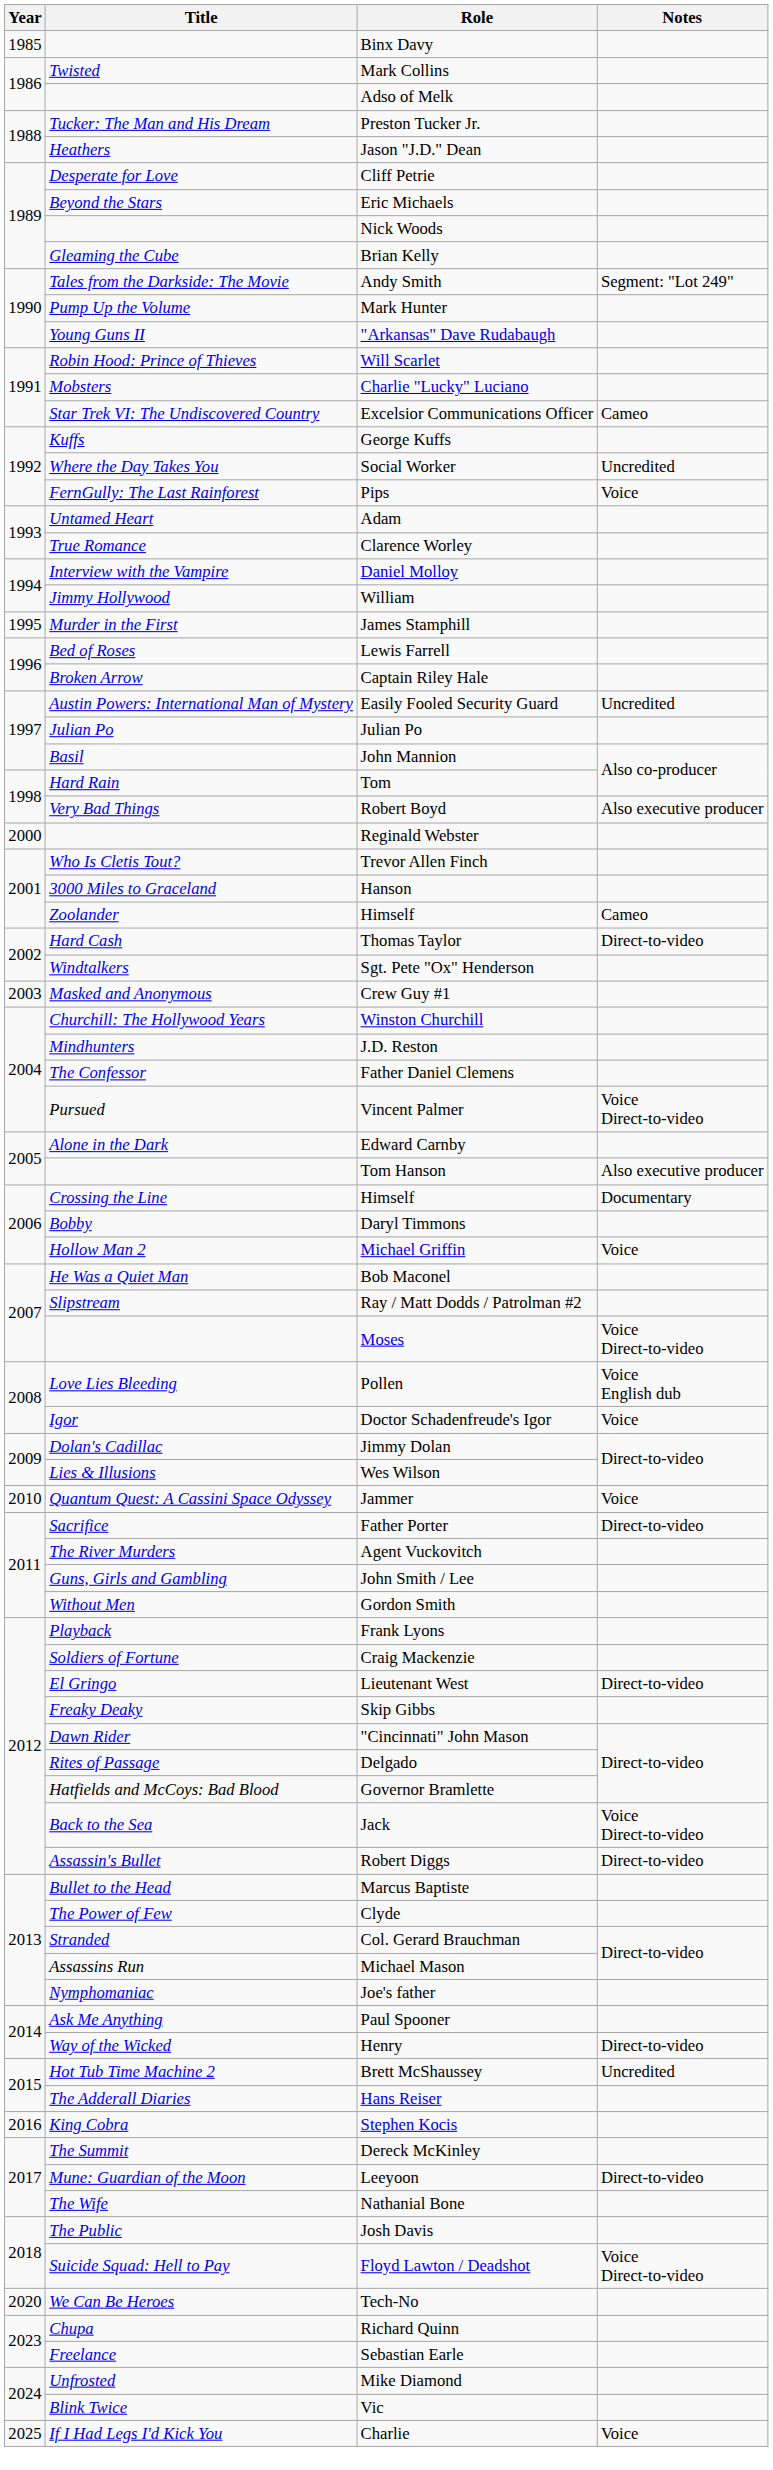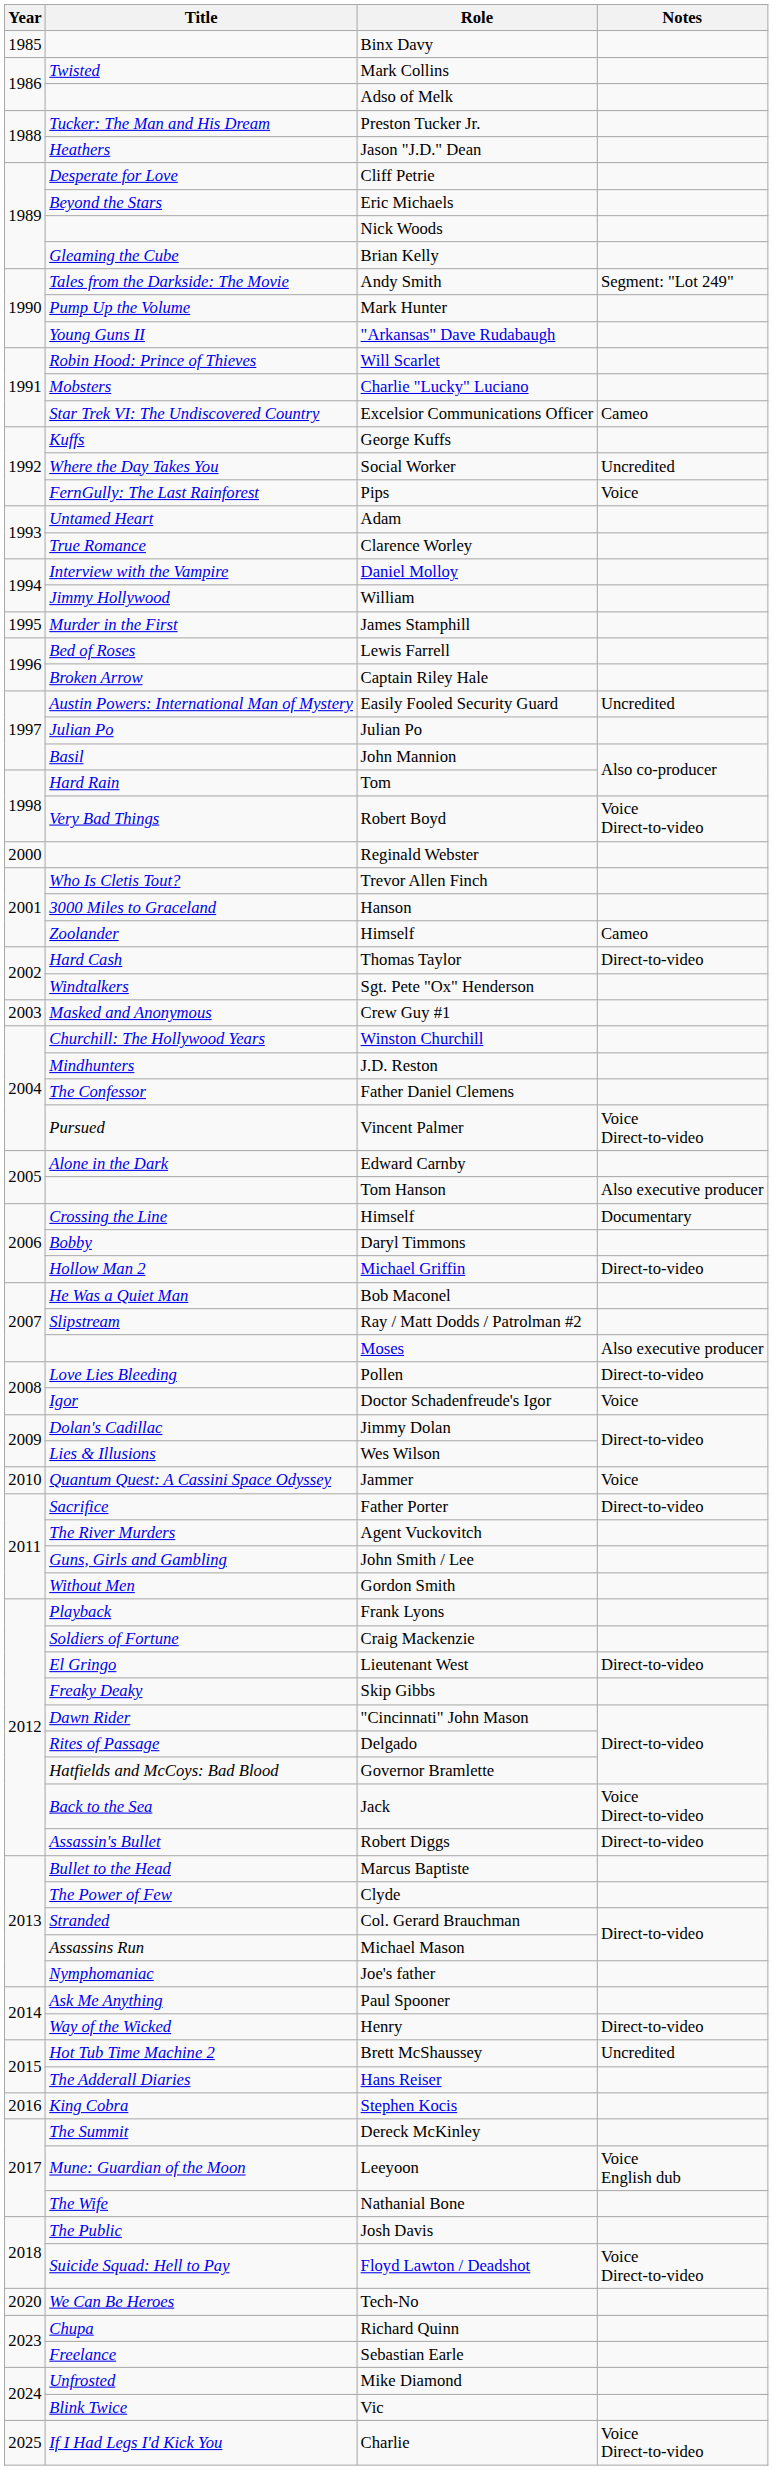(682, 809) Also executive producer -> (652, 818) Voice Direct-to-video
(620, 1250) Voice -> (652, 1269) Direct-to-video
(652, 1338) Voice Direct-to-video -> (682, 1348) Also executive producer
(641, 1383) Voice English dub -> (652, 1374) Direct-to-video
(652, 2177) Direct-to-video -> (641, 2168) Voice English dub
(620, 2433) Voice -> (652, 2442) Voice Direct-to-video
